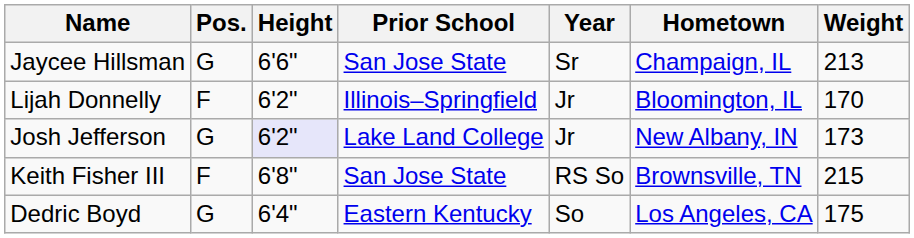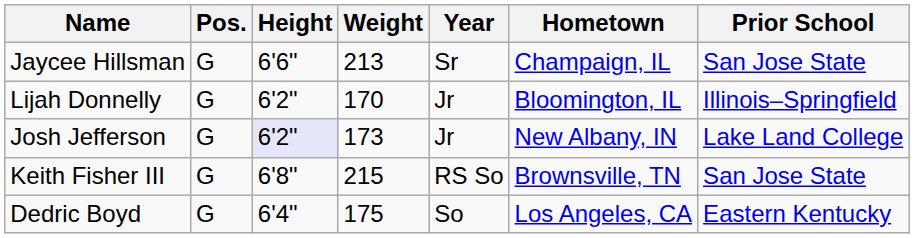columns swapped: (864, 23) <-> (444, 23)
(203, 99) F -> (205, 99) G
(203, 175) F -> (205, 175) G
